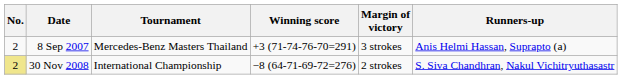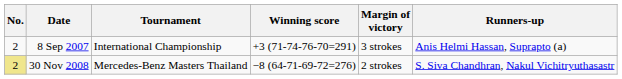(171, 46) Mercedes-Benz Masters Thailand -> (158, 46) International Championship
(158, 65) International Championship -> (171, 65) Mercedes-Benz Masters Thailand
